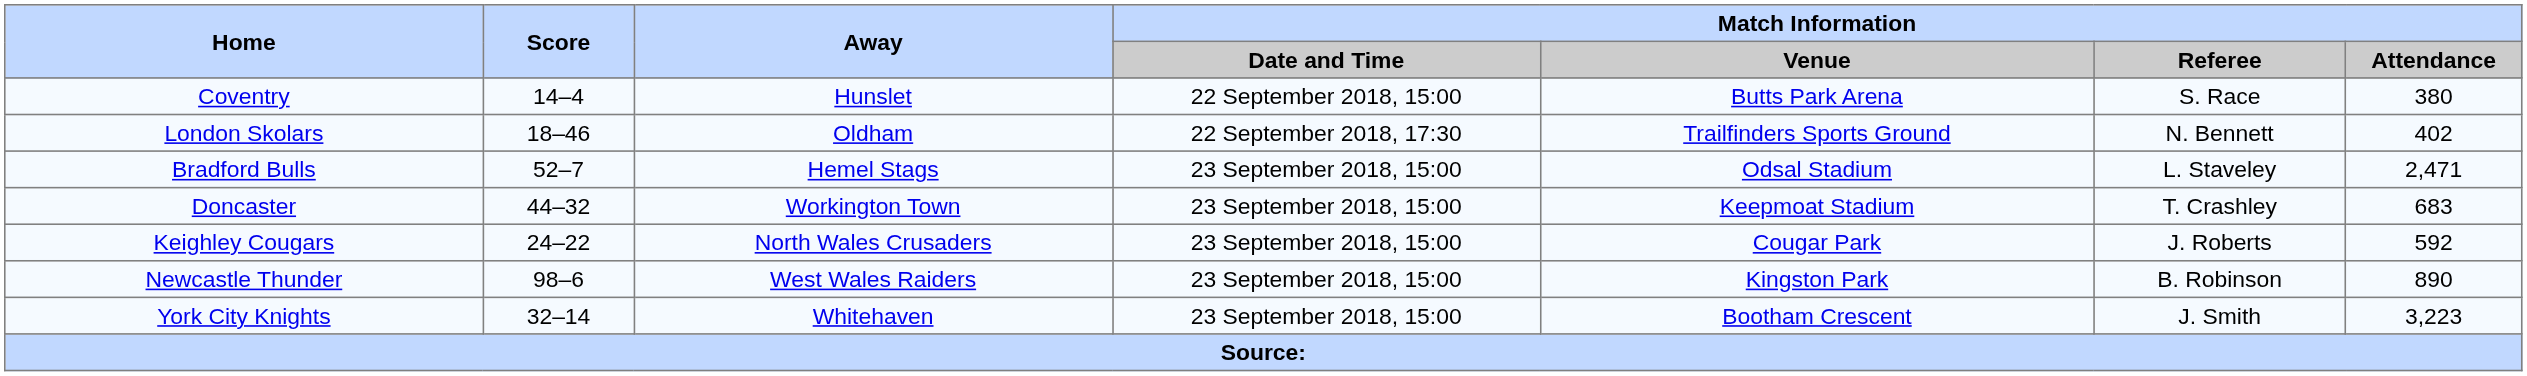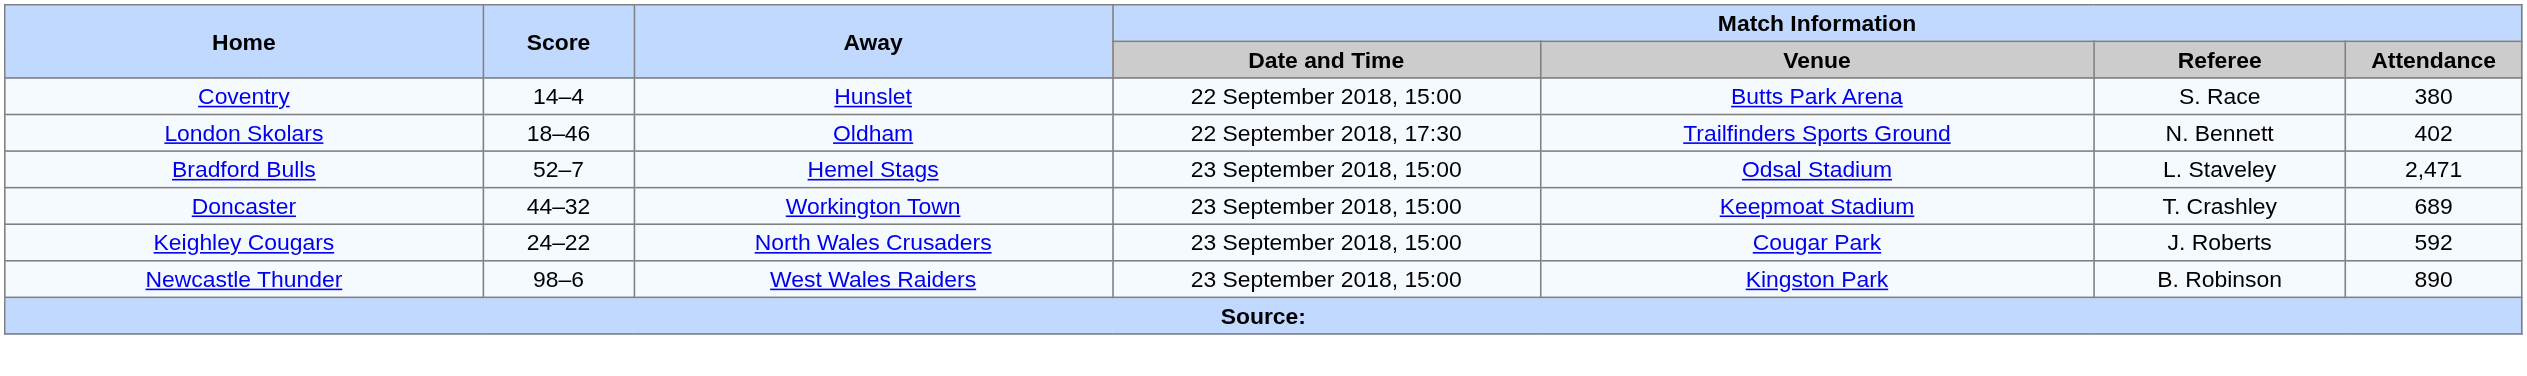(2434, 206) 683 -> (2434, 206) 689
- row: (244, 316)
